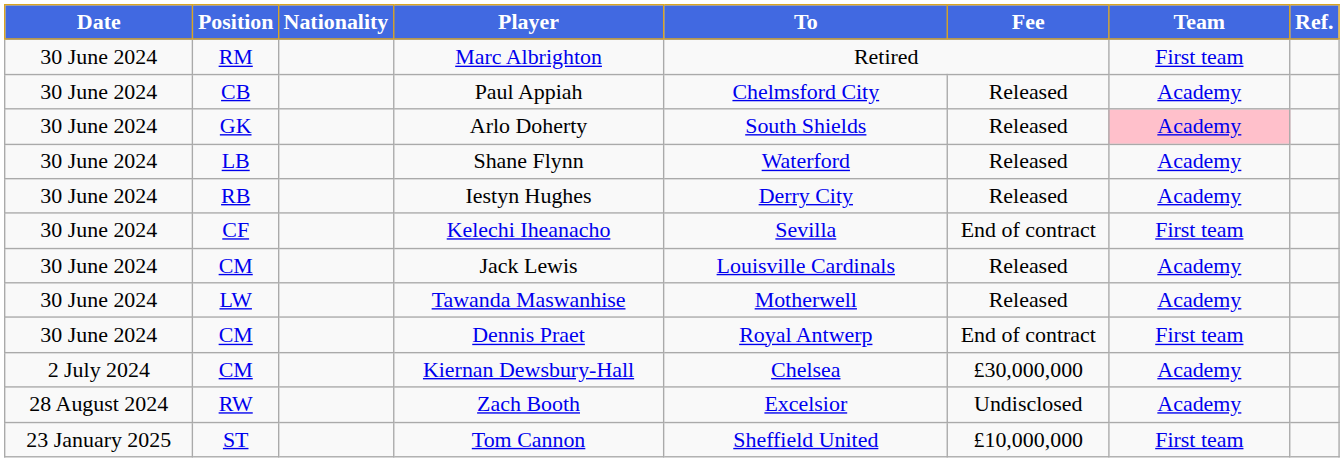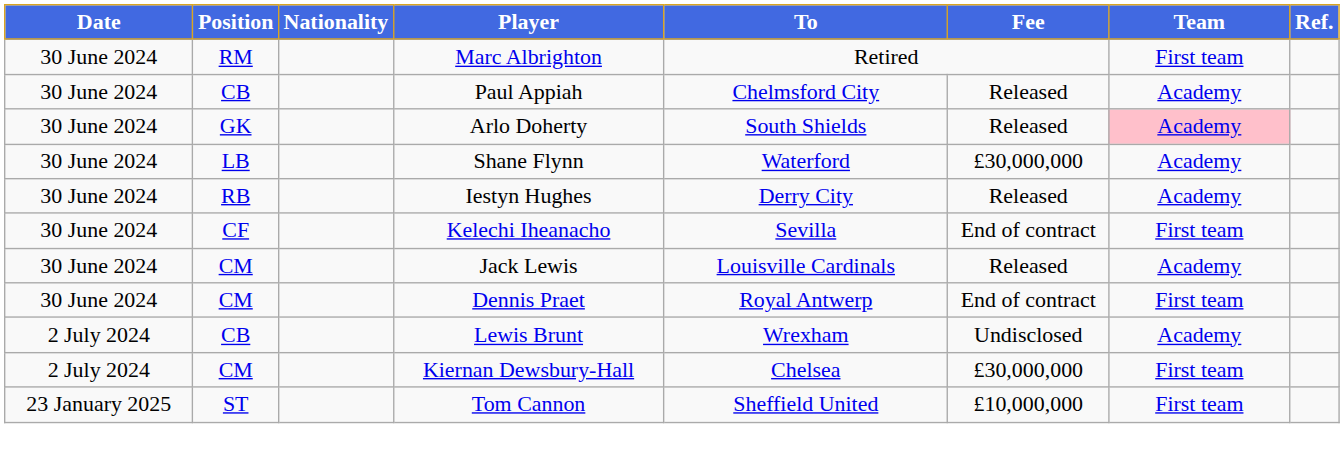(1028, 160) Released -> (1028, 160) £30,000,000
- row: (529, 299)
+ row: (529, 334)
(1199, 369) Academy -> (1199, 369) First team
- row: (529, 404)
